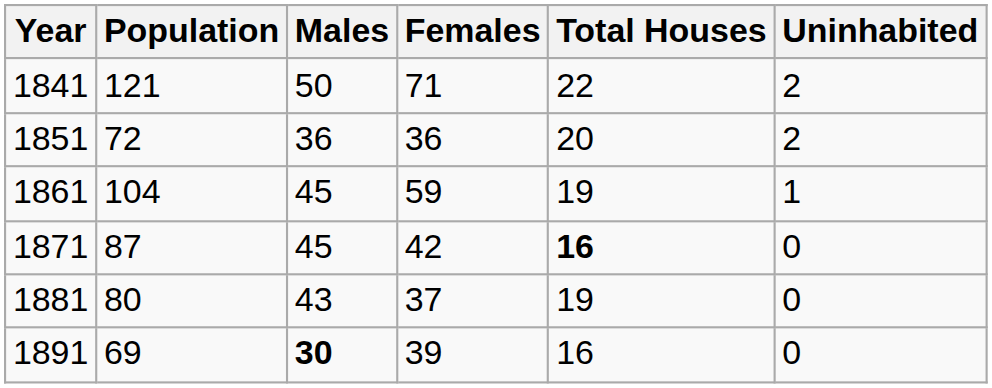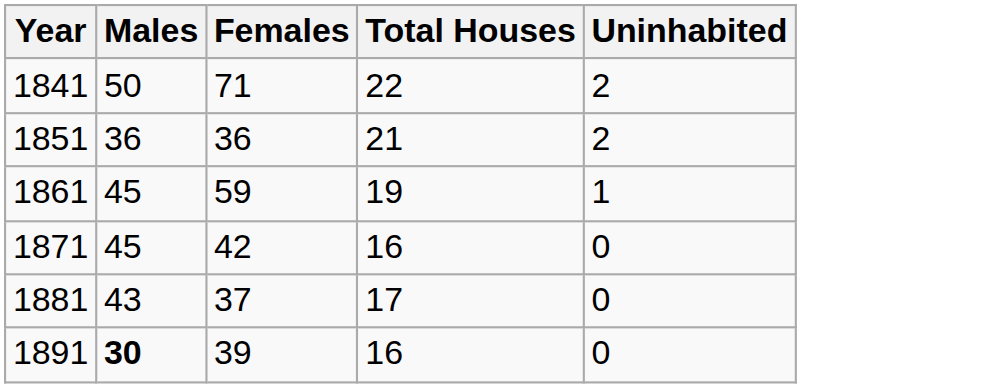- column: (192, 31)
(575, 138) 20 -> (384, 138) 21
(575, 246) bold -> (384, 246) normal
(575, 300) 19 -> (384, 300) 17
